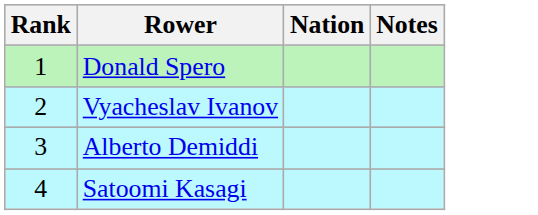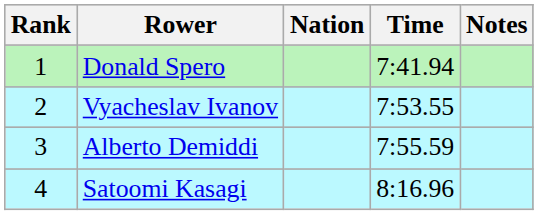+ column: (415, 24)
